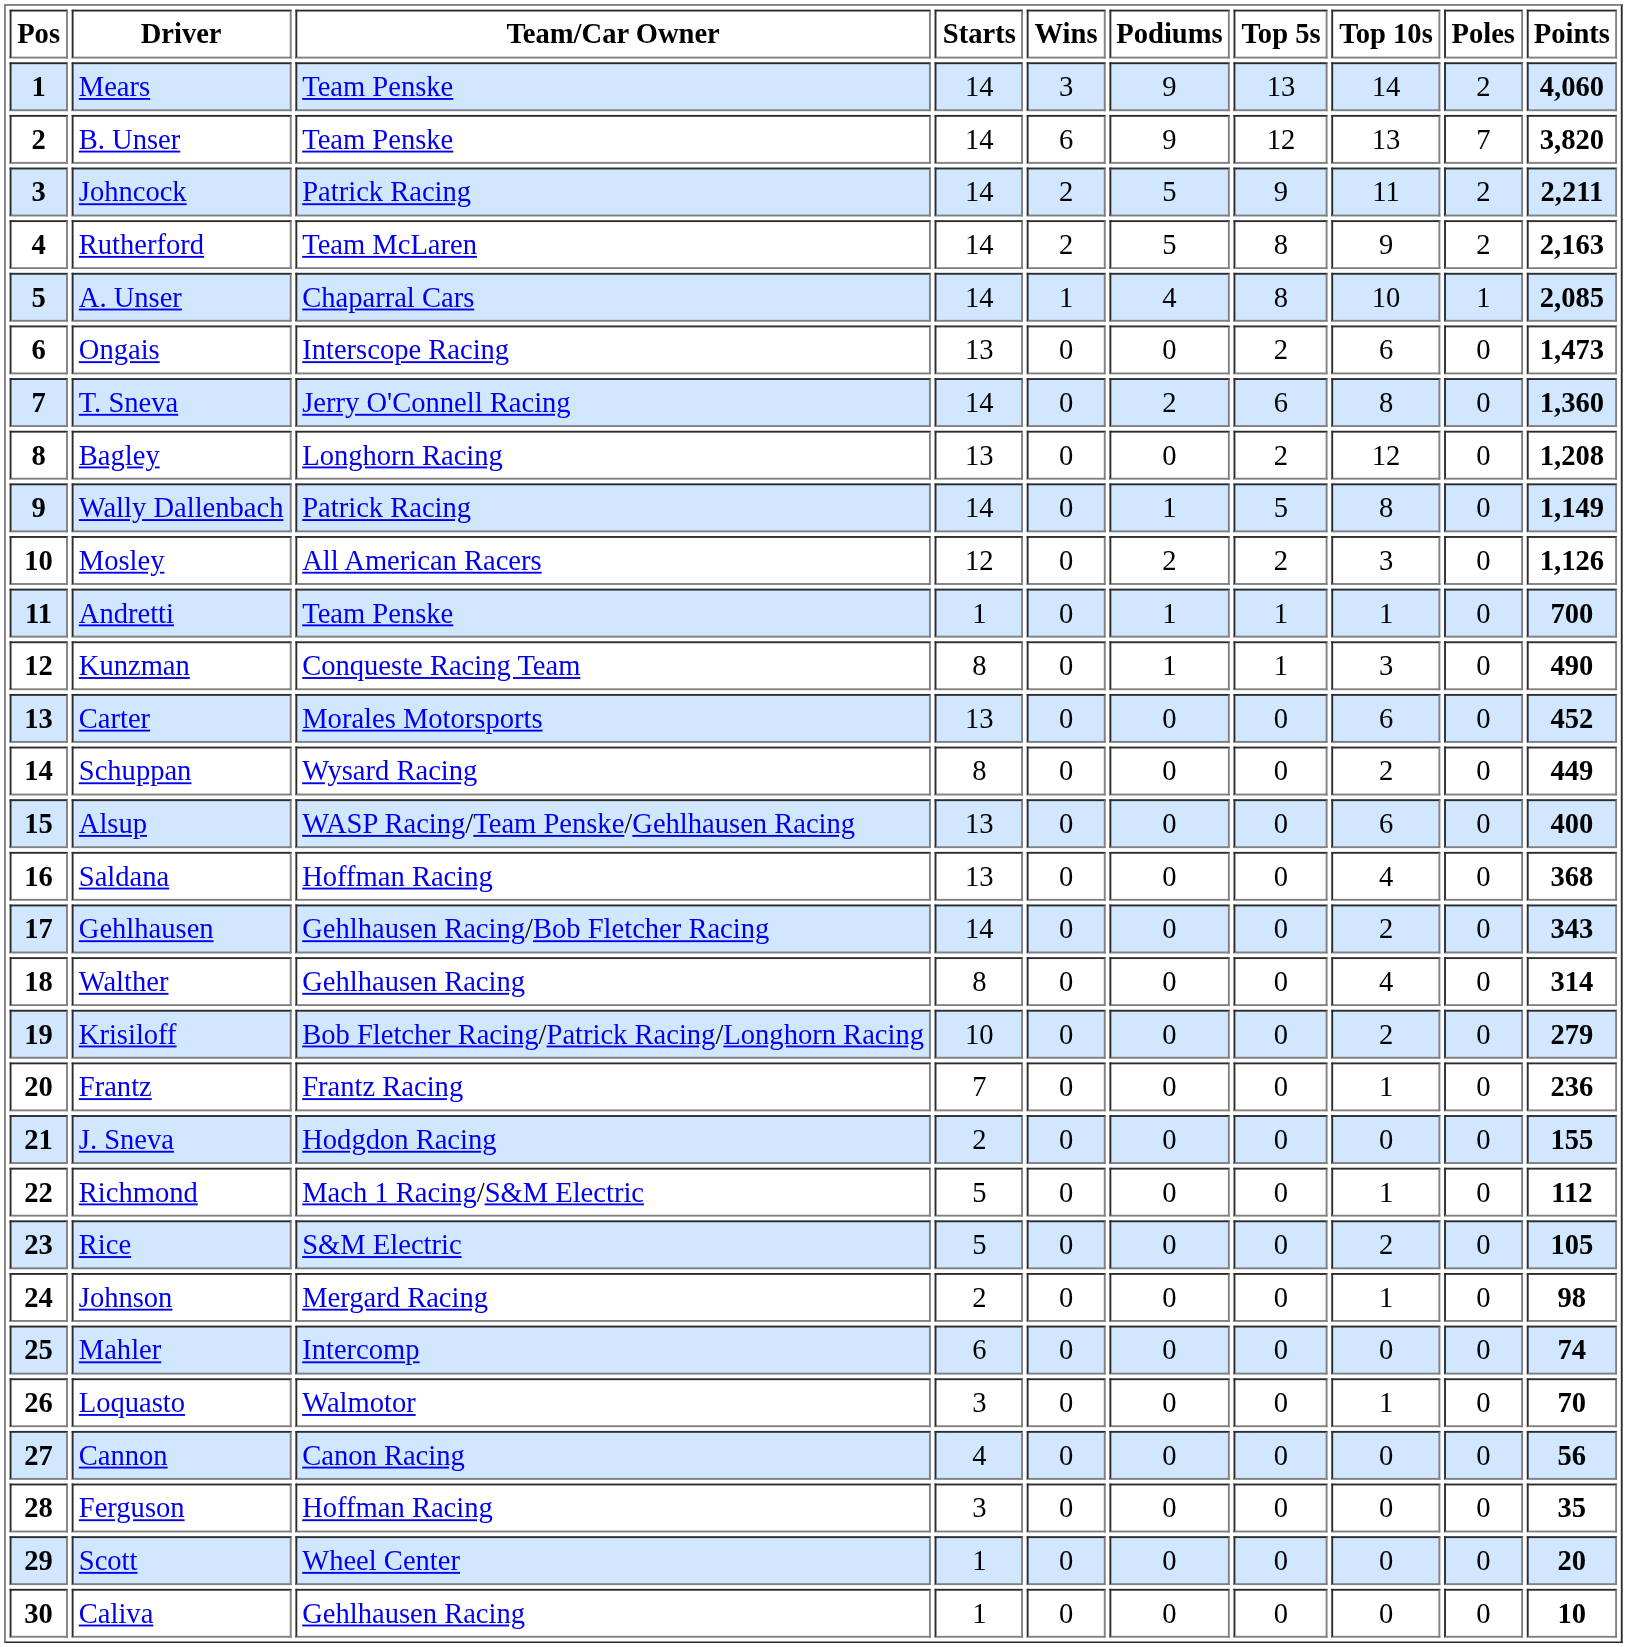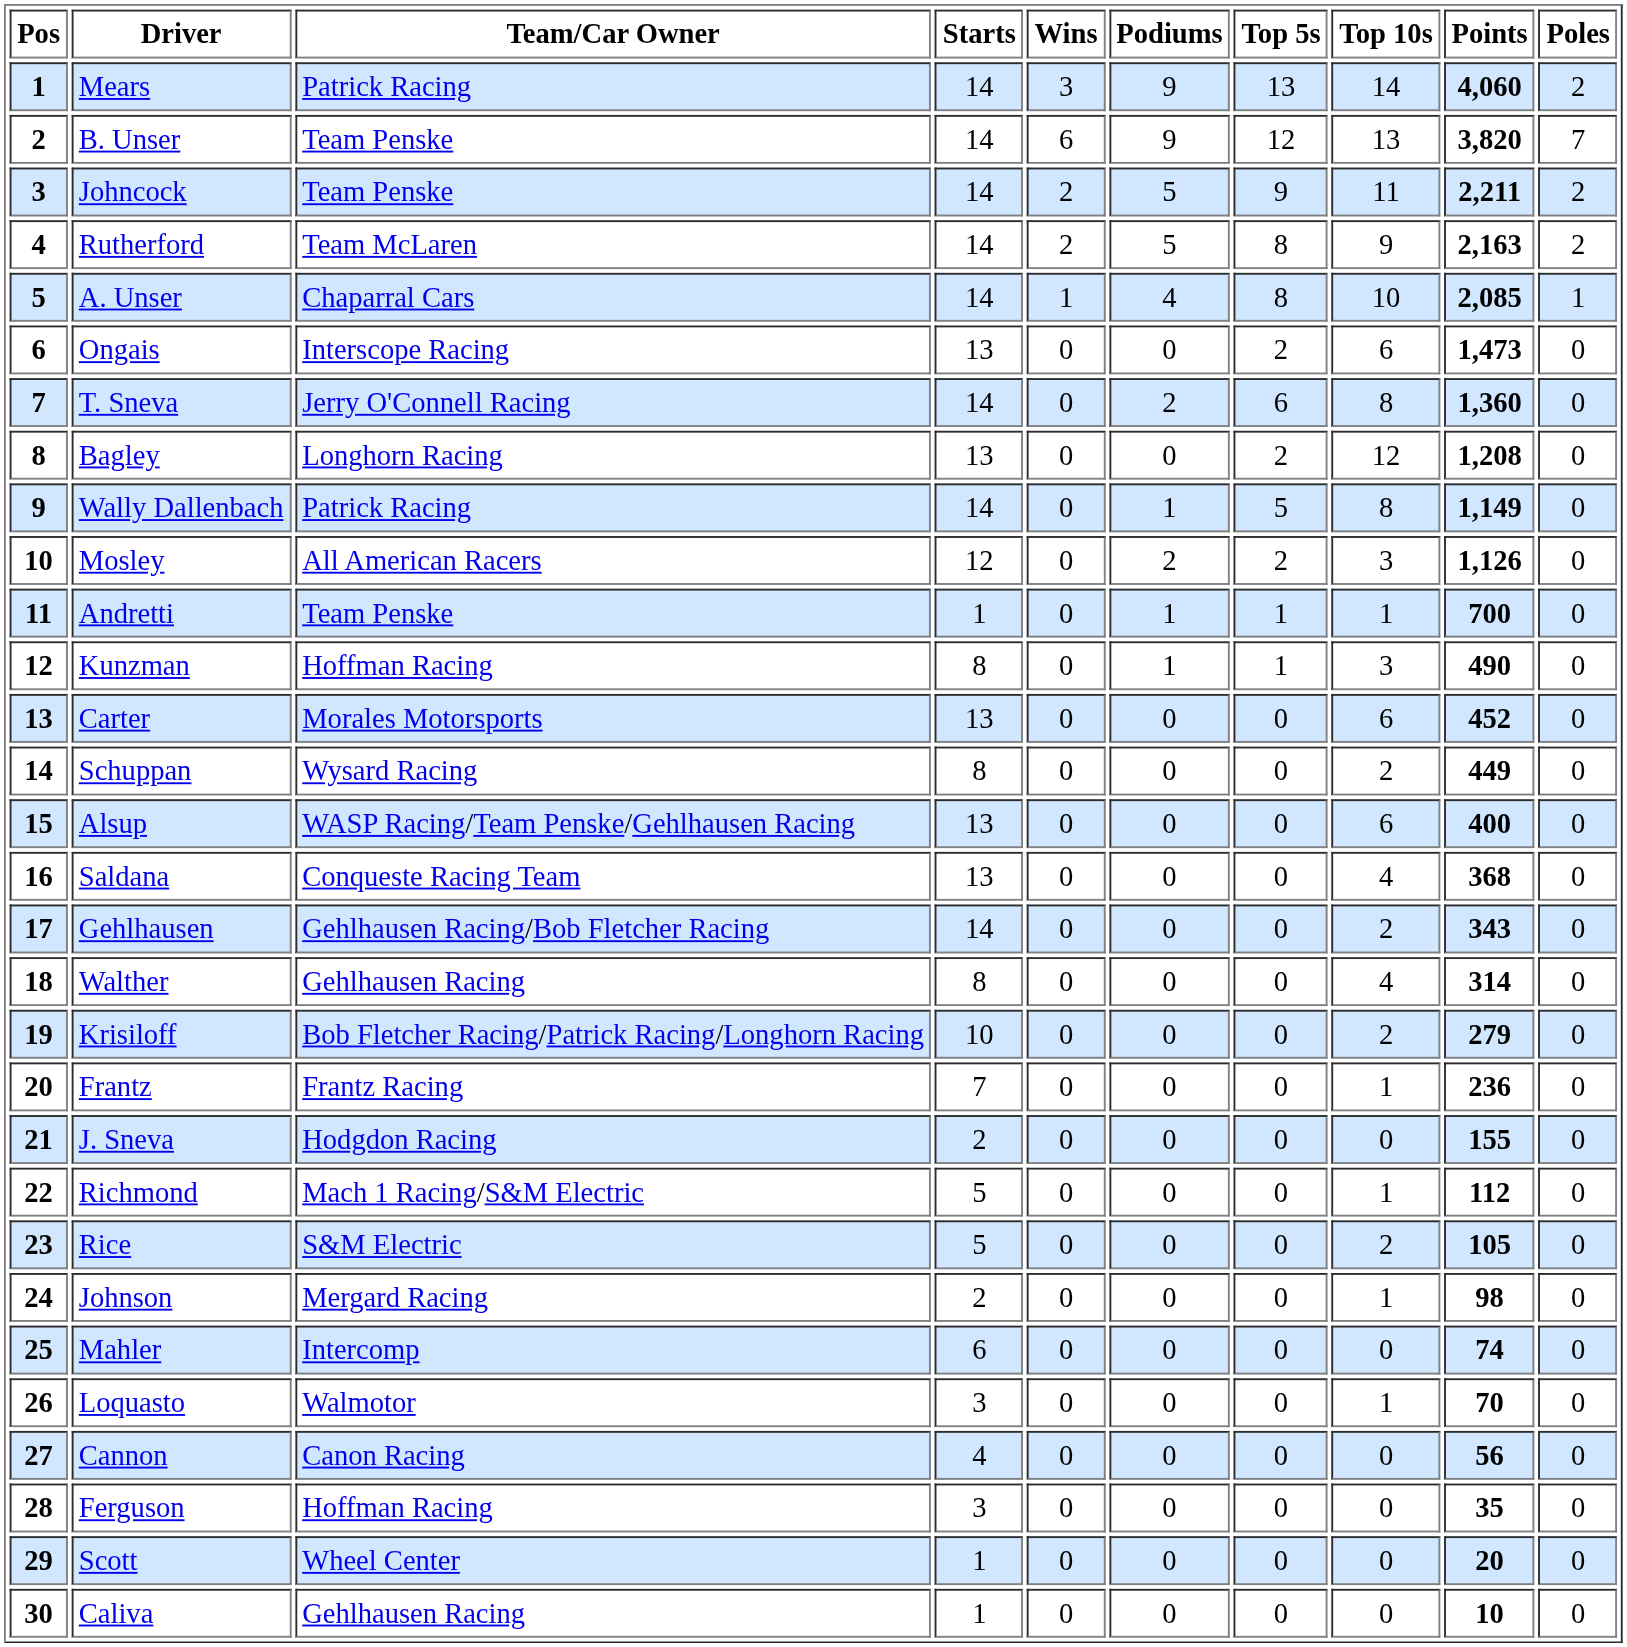columns swapped: (1483, 33) <-> (1572, 33)
(378, 86) Team Penske -> (387, 86) Patrick Racing
(387, 191) Patrick Racing -> (378, 191) Team Penske
(441, 665) Conqueste Racing Team -> (398, 665) Hoffman Racing
(398, 875) Hoffman Racing -> (441, 875) Conqueste Racing Team
